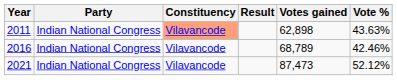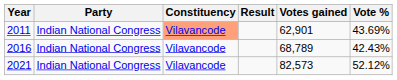(296, 30) 62,898 -> (296, 30) 62,901
(371, 30) 43.63% -> (371, 30) 43.69%
(371, 48) 42.46% -> (371, 48) 42.43%
(296, 65) 87,473 -> (296, 65) 82,573
